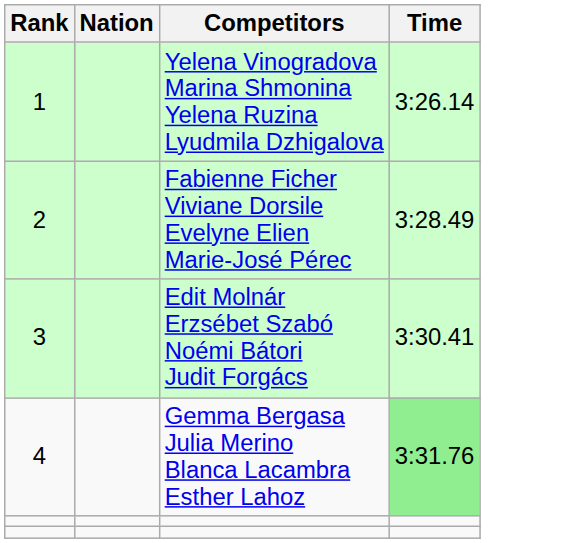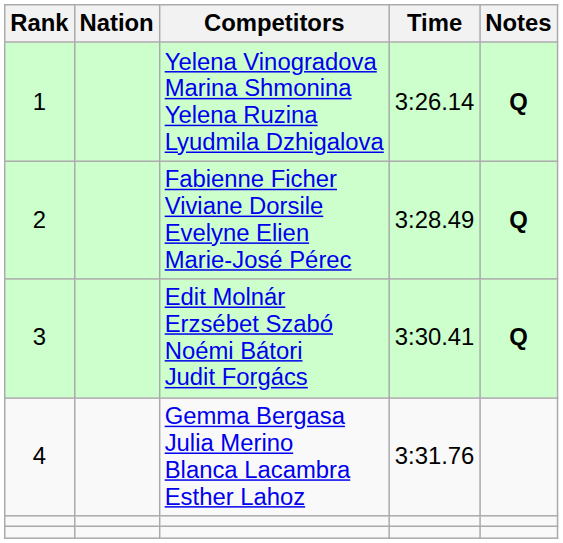+ column: (518, 23)
(435, 456) lightgreen background -> (435, 456) no background
